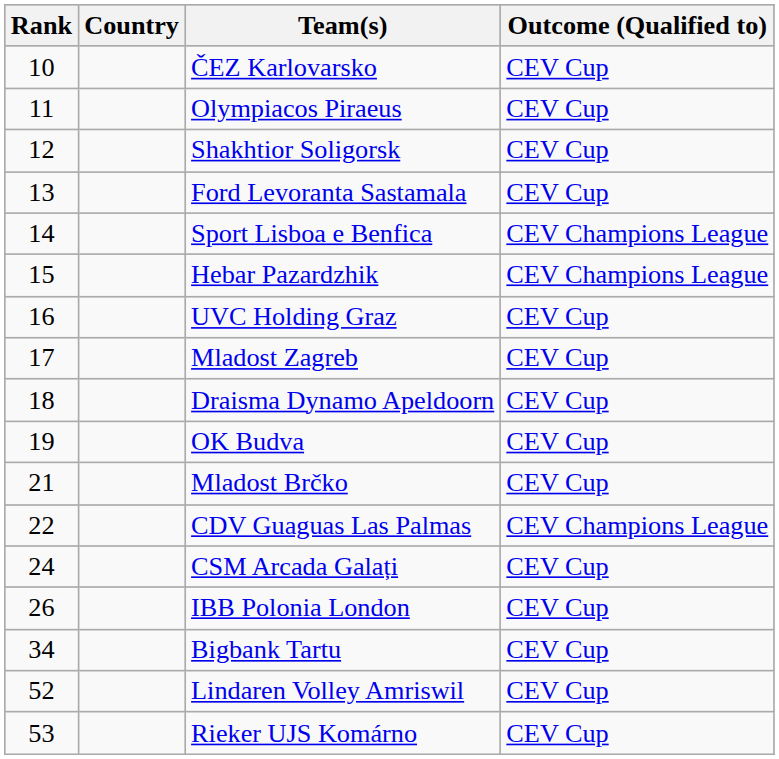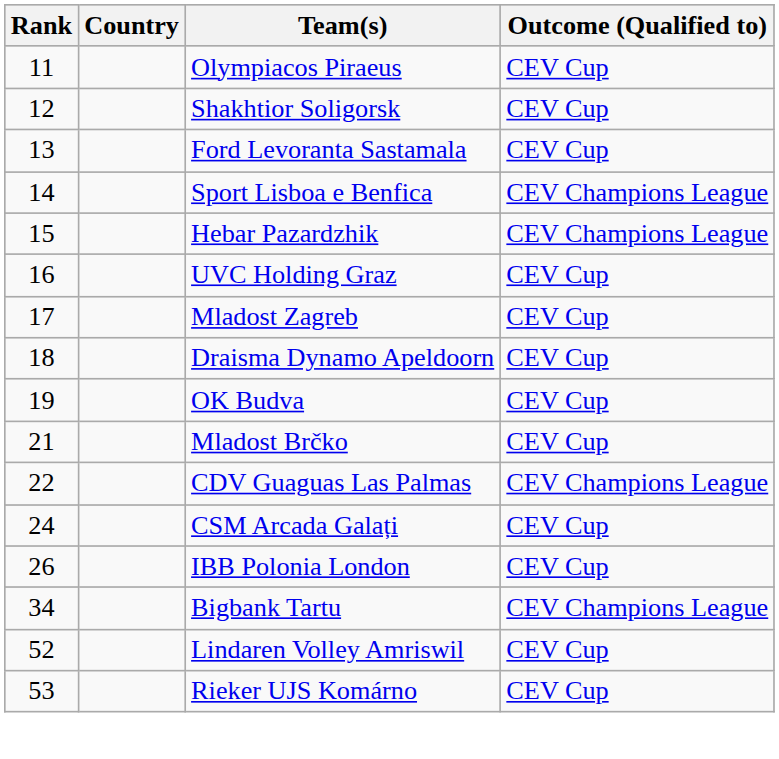- row: (284, 66)
(558, 649) CEV Cup -> (637, 607) CEV Champions League
